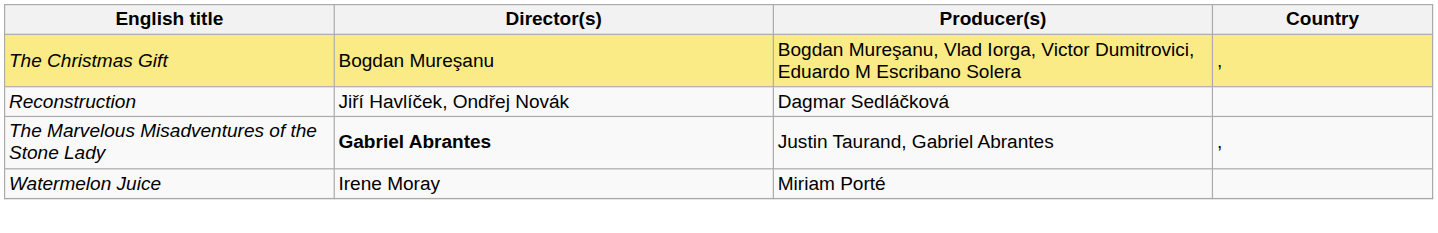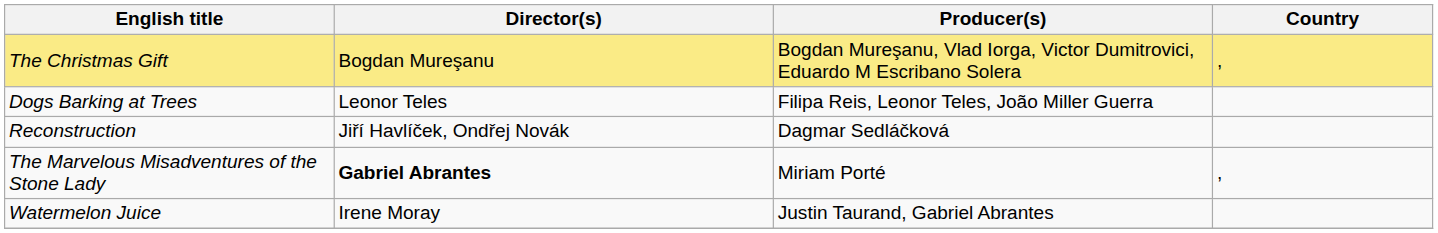+ row: (103, 101)
(916, 142) Justin Taurand, Gabriel Abrantes -> (832, 172) Miriam Porté
(832, 183) Miriam Porté -> (916, 213) Justin Taurand, Gabriel Abrantes
